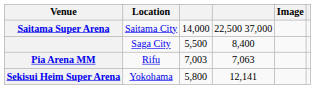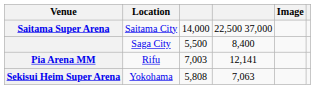(243, 60) 7,063 -> (243, 60) 12,141
(196, 76) 5,800 -> (196, 76) 5,808
(243, 76) 12,141 -> (243, 76) 7,063
